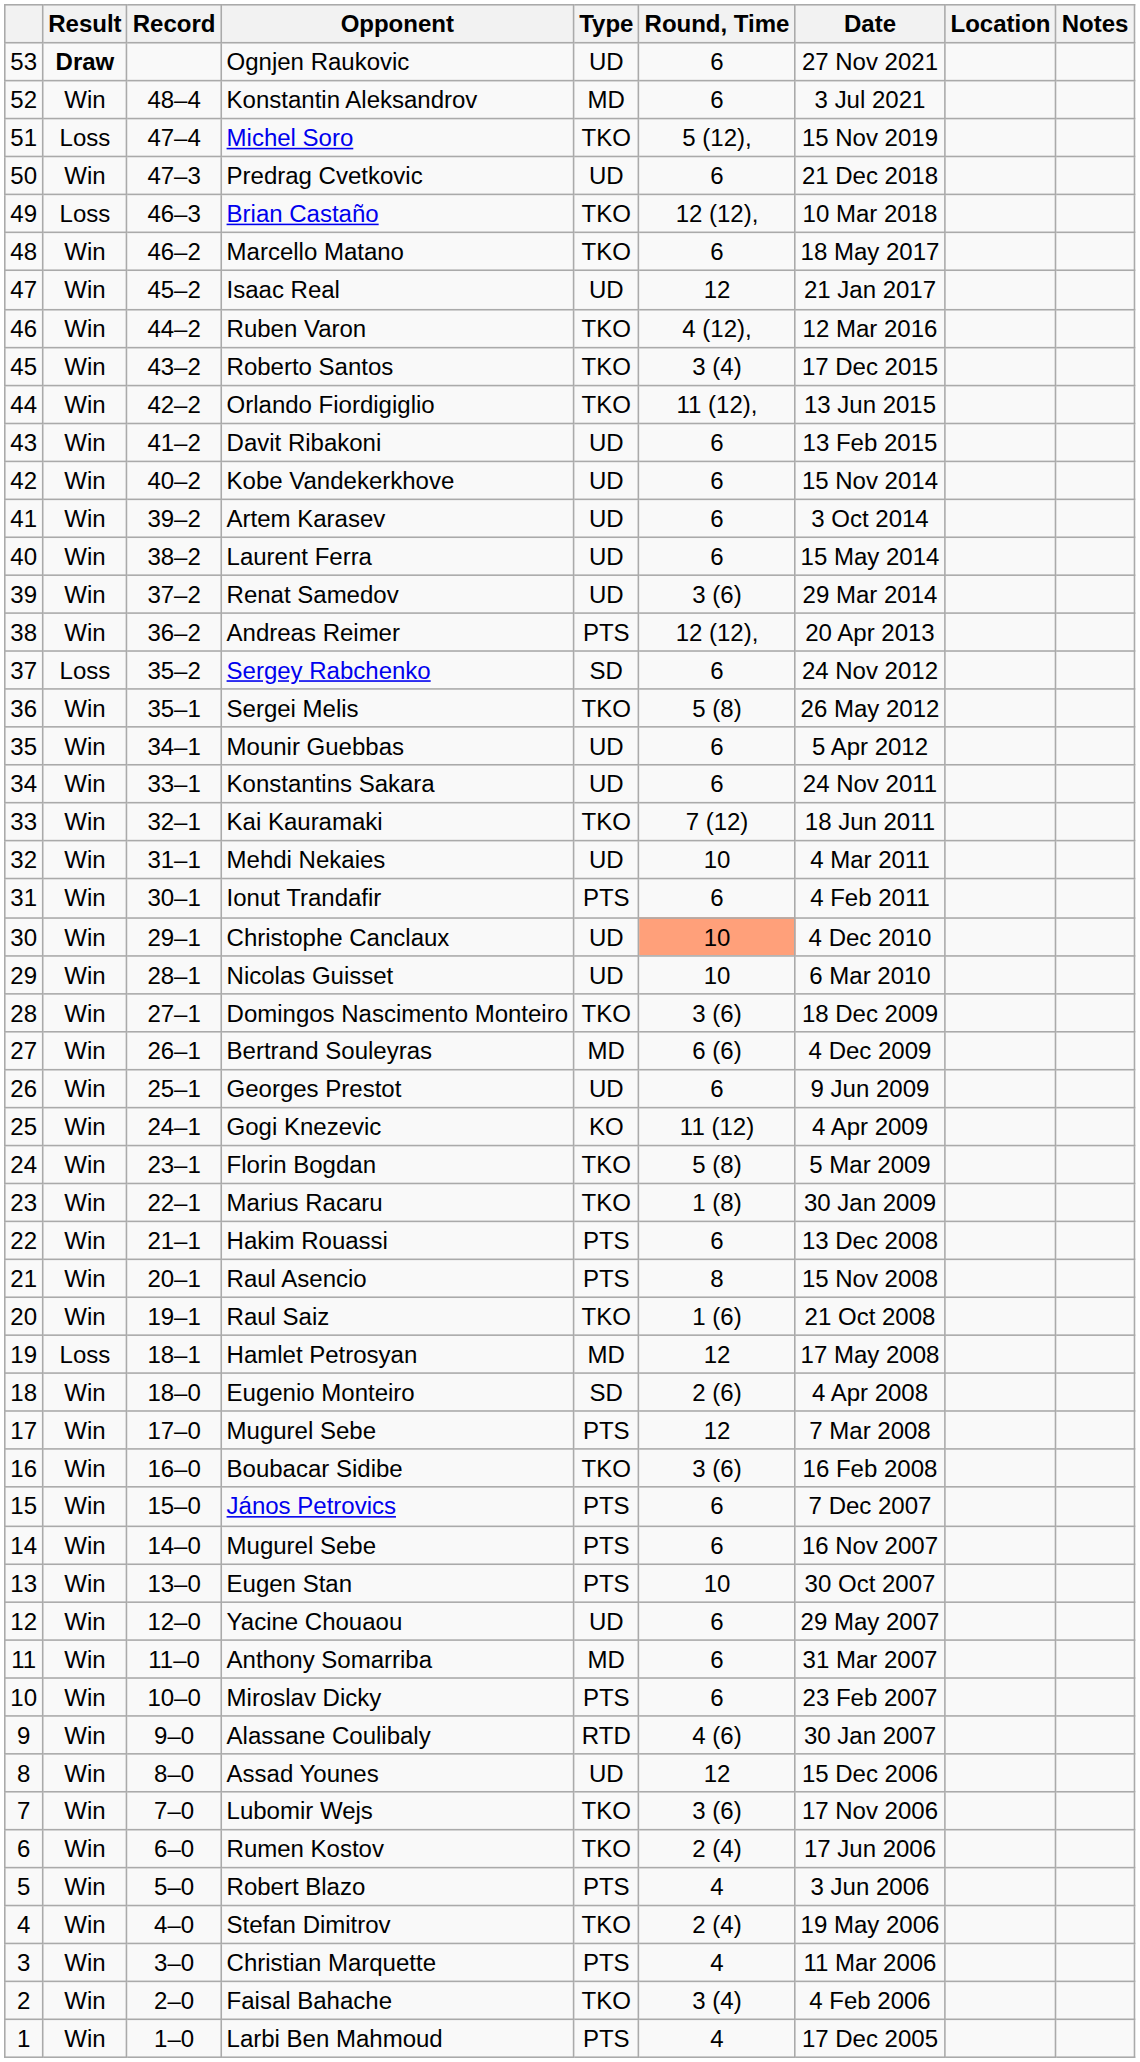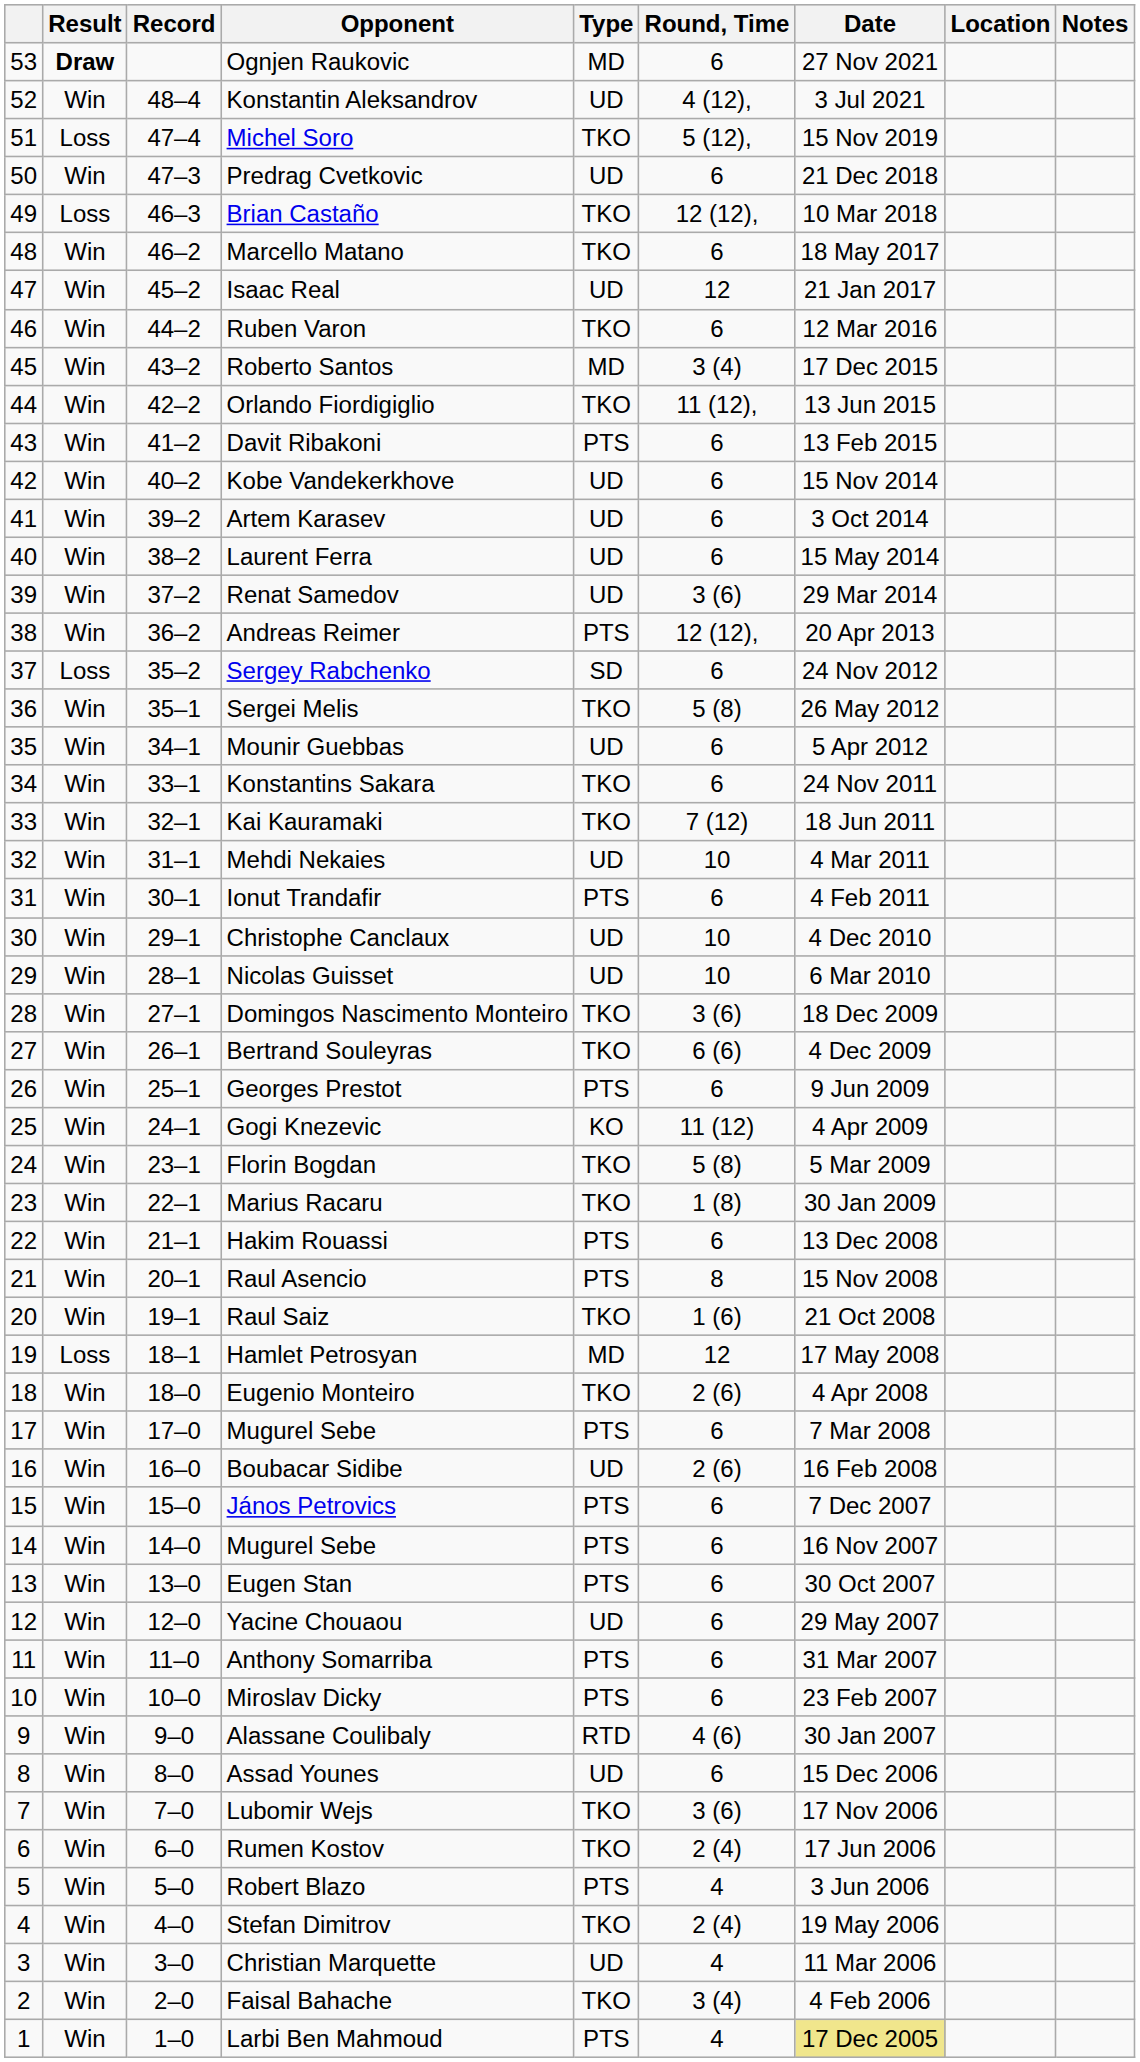(606, 62) UD -> (606, 62) MD
(606, 100) MD -> (606, 100) UD
(717, 100) 6 -> (717, 100) 4 (12),
(717, 328) 4 (12), -> (717, 328) 6
(606, 366) TKO -> (606, 366) MD
(606, 442) UD -> (606, 442) PTS
(606, 784) UD -> (606, 784) TKO
(717, 936) lightsalmon background -> (717, 936) no background
(606, 1050) MD -> (606, 1050) TKO
(606, 1089) UD -> (606, 1089) PTS
(606, 1393) SD -> (606, 1393) TKO
(717, 1431) 12 -> (717, 1431) 6
(606, 1469) TKO -> (606, 1469) UD
(717, 1469) 3 (6) -> (717, 1469) 2 (6)
(717, 1583) 10 -> (717, 1583) 6
(606, 1659) MD -> (606, 1659) PTS
(717, 1773) 12 -> (717, 1773) 6
(606, 1963) PTS -> (606, 1963) UD
(870, 2039) no background -> (870, 2039) khaki background
